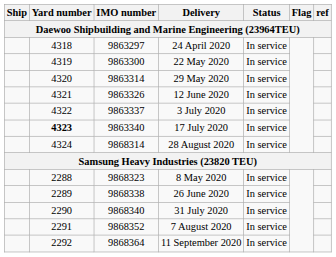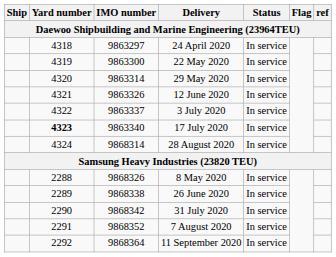(126, 177) 9868323 -> (126, 177) 9868326
(126, 210) 9868340 -> (126, 210) 9868342
